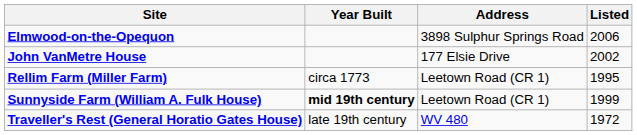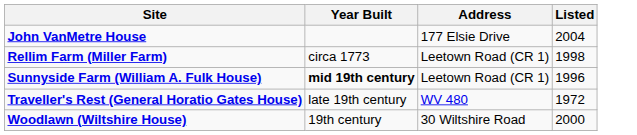- row: (91, 36)
(605, 57) 2002 -> (570, 36) 2004
(605, 78) 1995 -> (570, 57) 1998
(605, 99) 1999 -> (570, 78) 1996
+ row: (97, 120)
